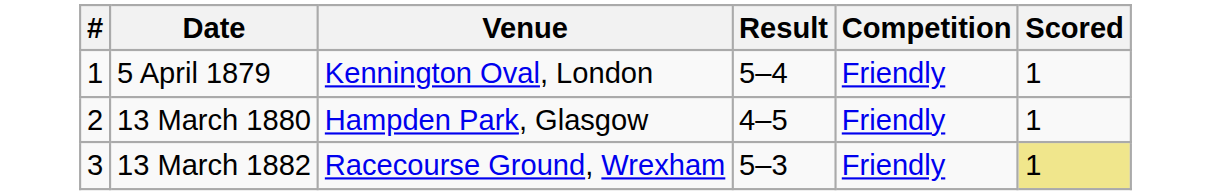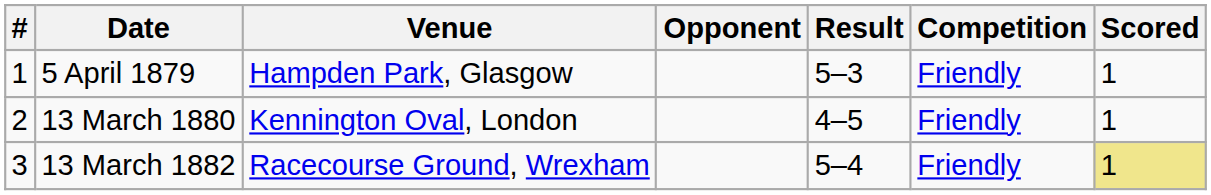+ column: (732, 28)
(489, 74) Kennington Oval, London -> (411, 74) Hampden Park, Glasgow
(763, 74) 5–4 -> (839, 74) 5–3
(487, 120) Hampden Park, Glasgow -> (413, 120) Kennington Oval, London
(763, 166) 5–3 -> (839, 166) 5–4
